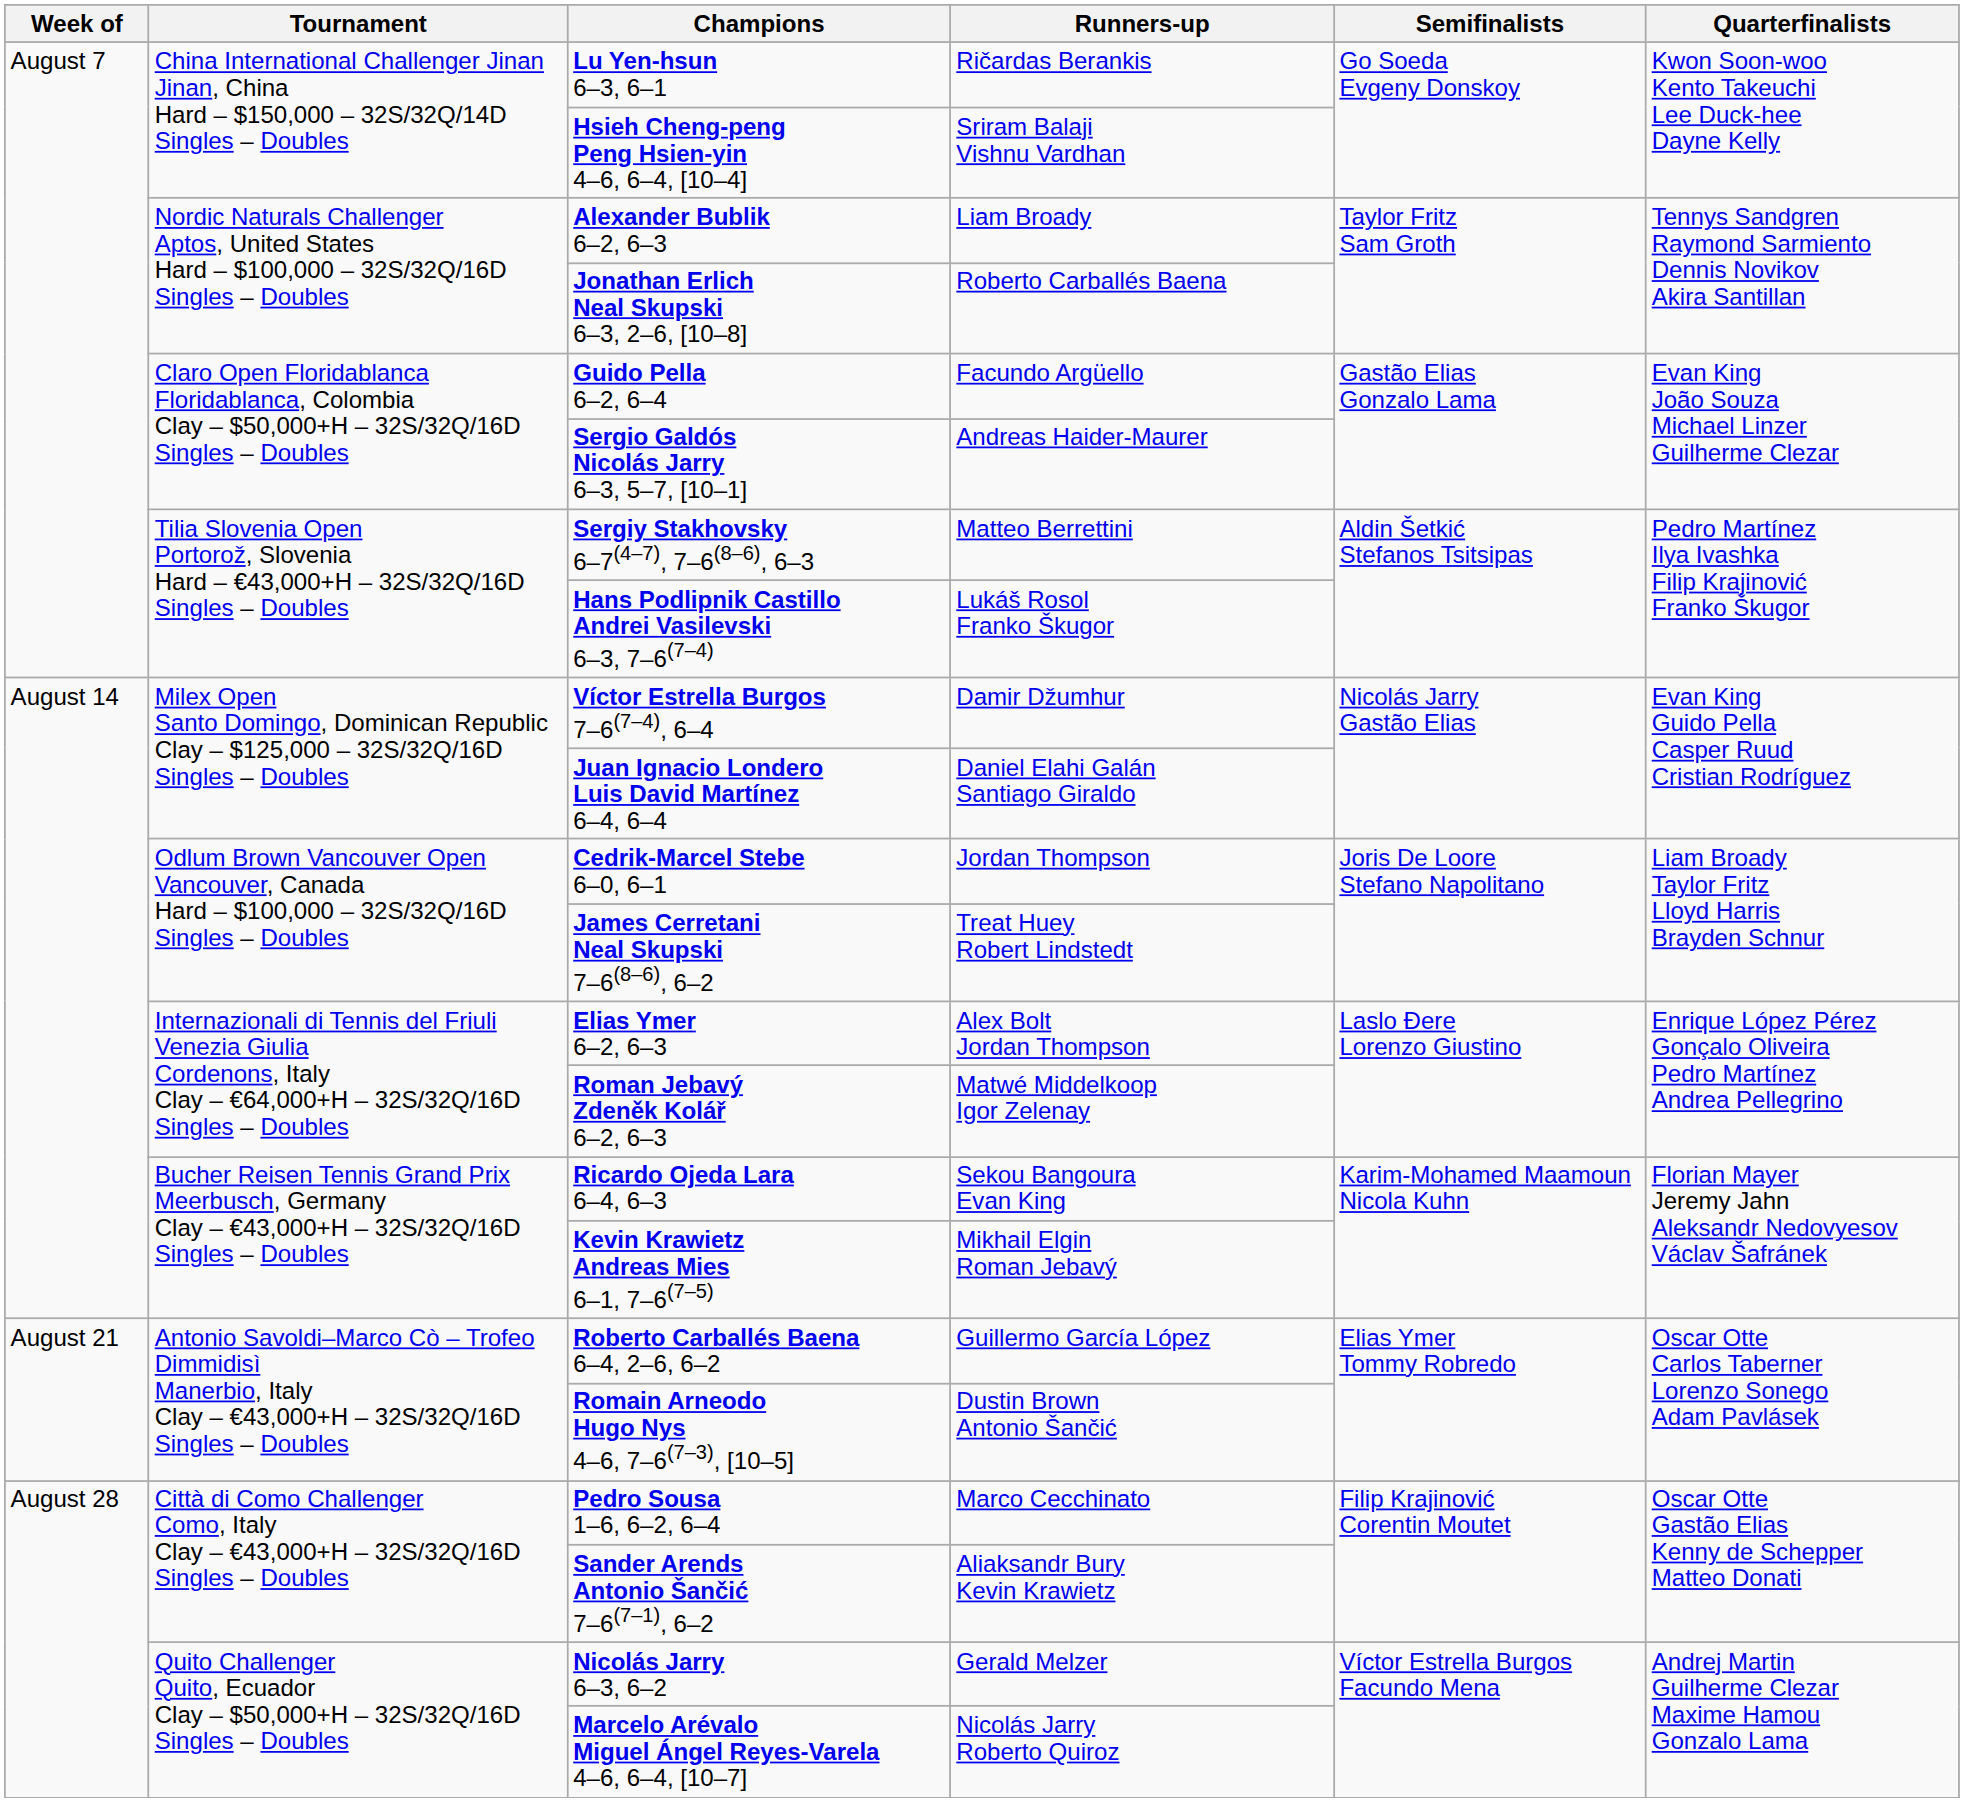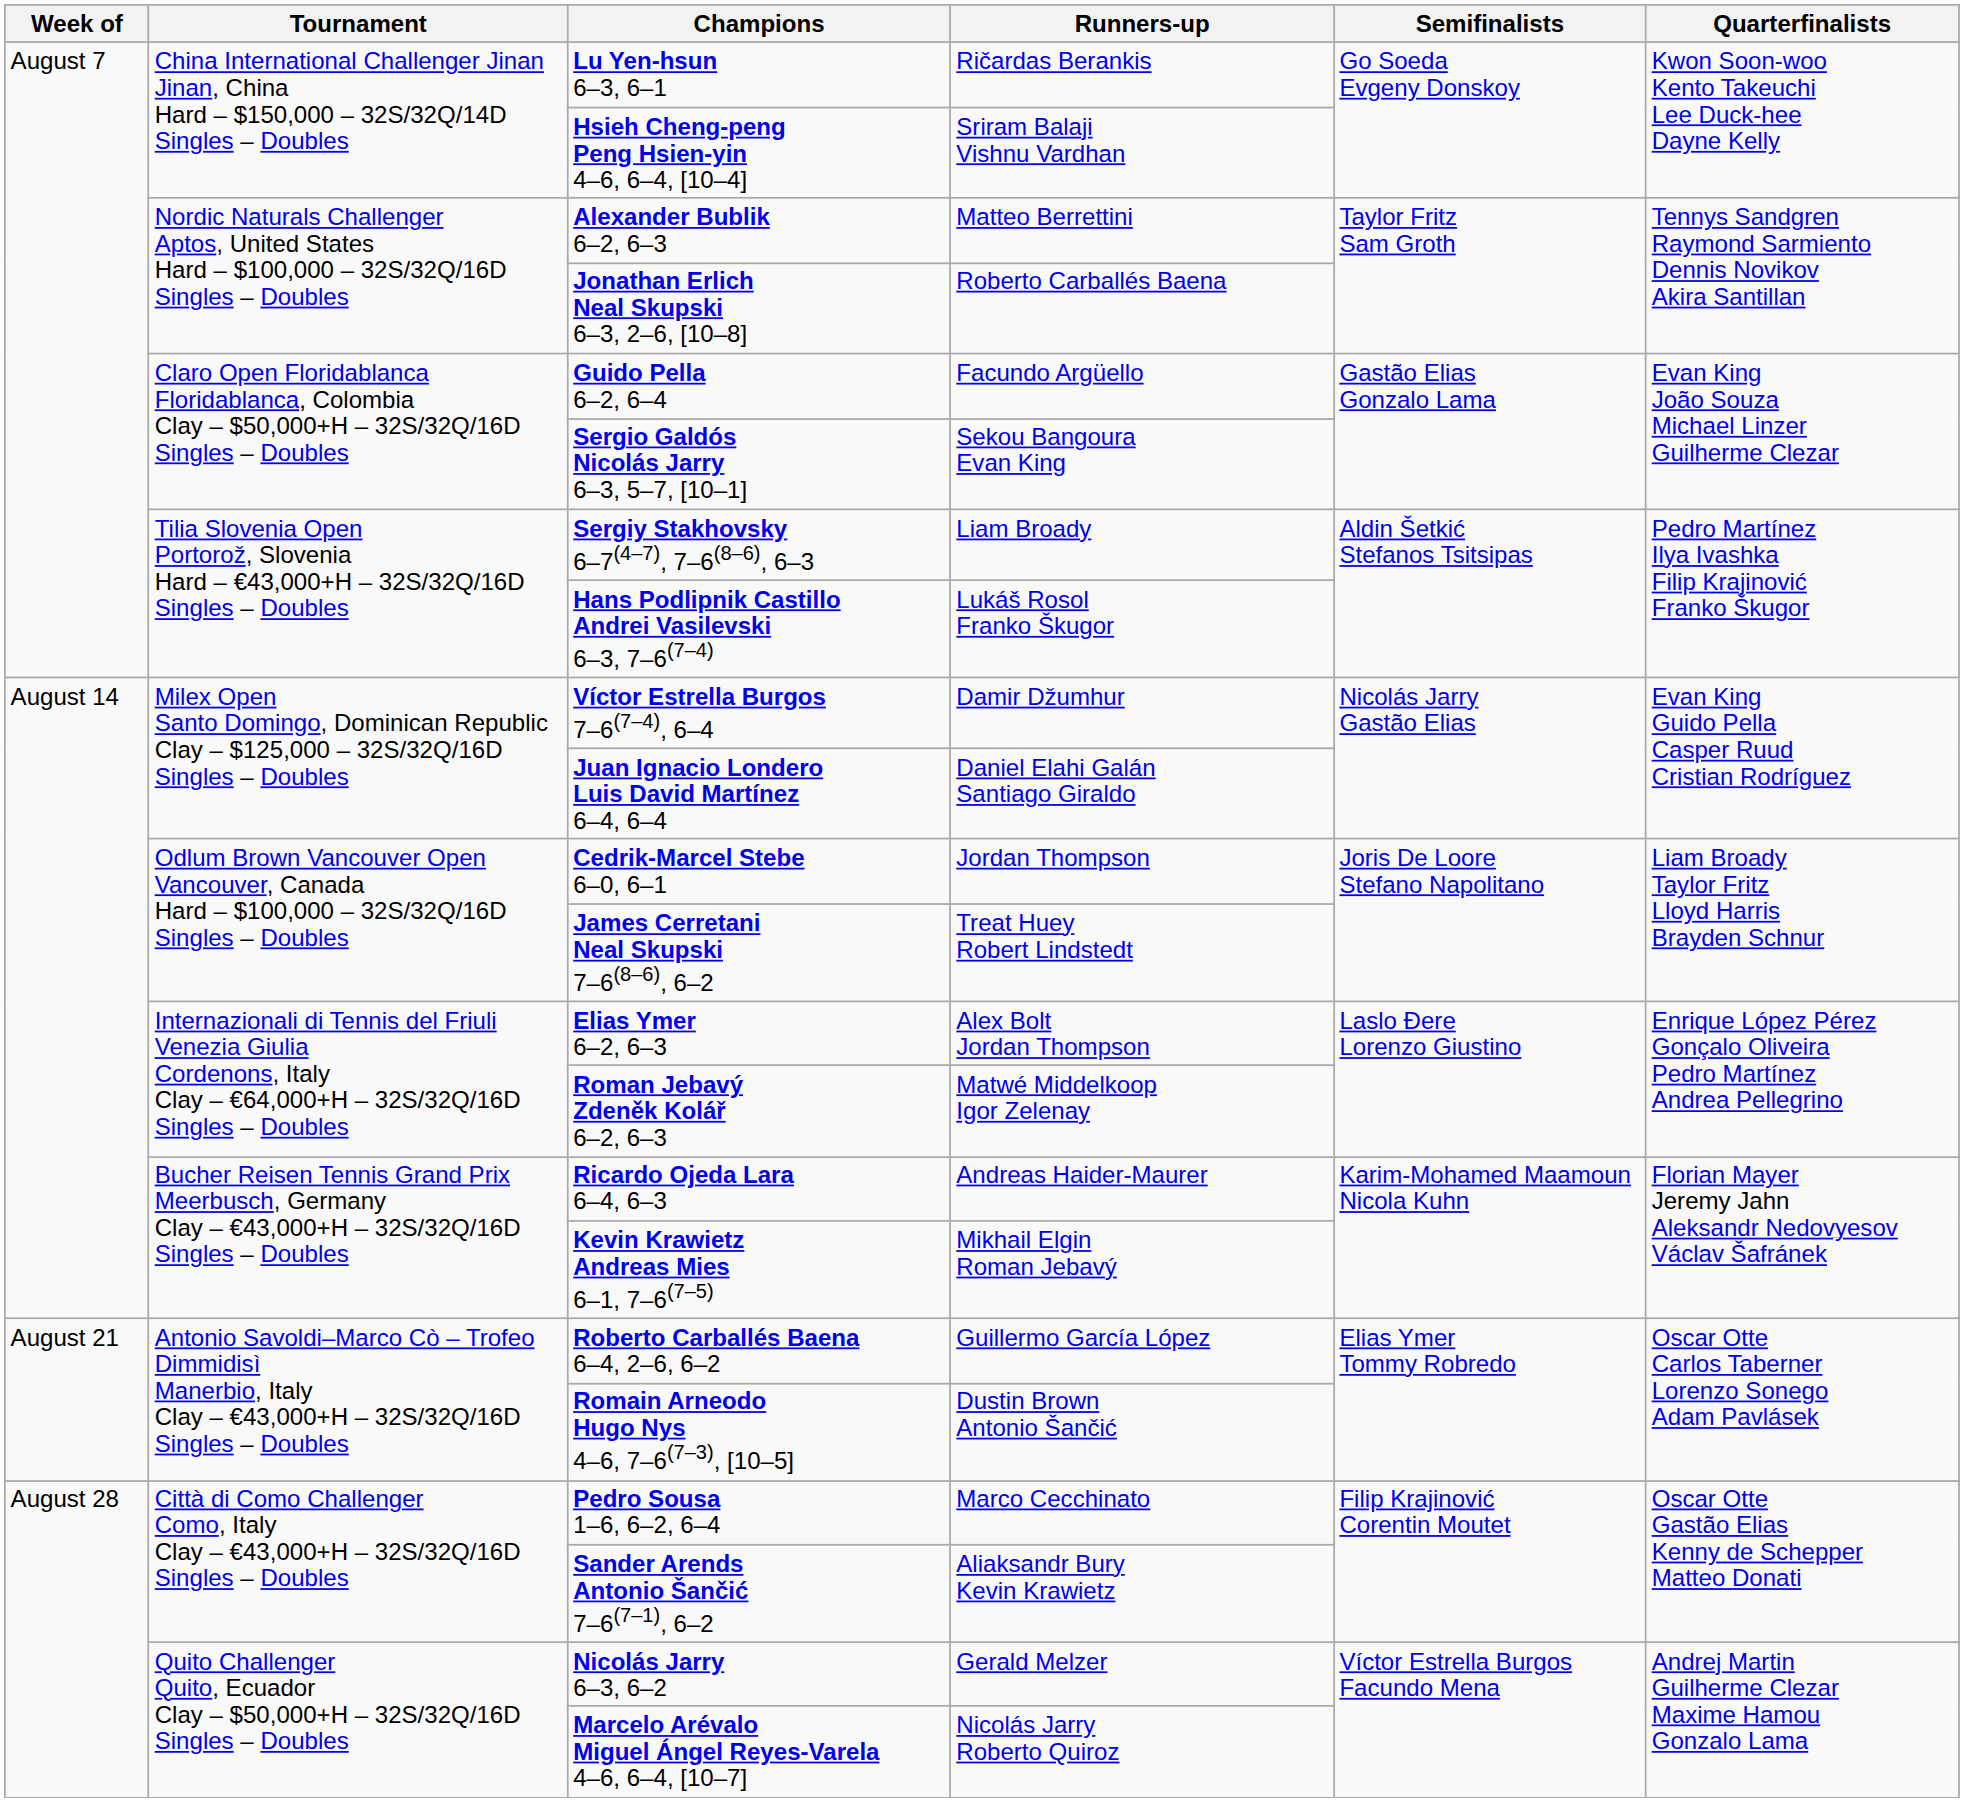(1024, 217) Liam Broady -> (1045, 217) Matteo Berrettini
(1082, 437) Andreas Haider-Maurer -> (1046, 450) Sekou Bangoura Evan King
(1045, 528) Matteo Berrettini -> (1024, 528) Liam Broady
(1046, 1188) Sekou Bangoura Evan King -> (1082, 1175) Andreas Haider-Maurer
